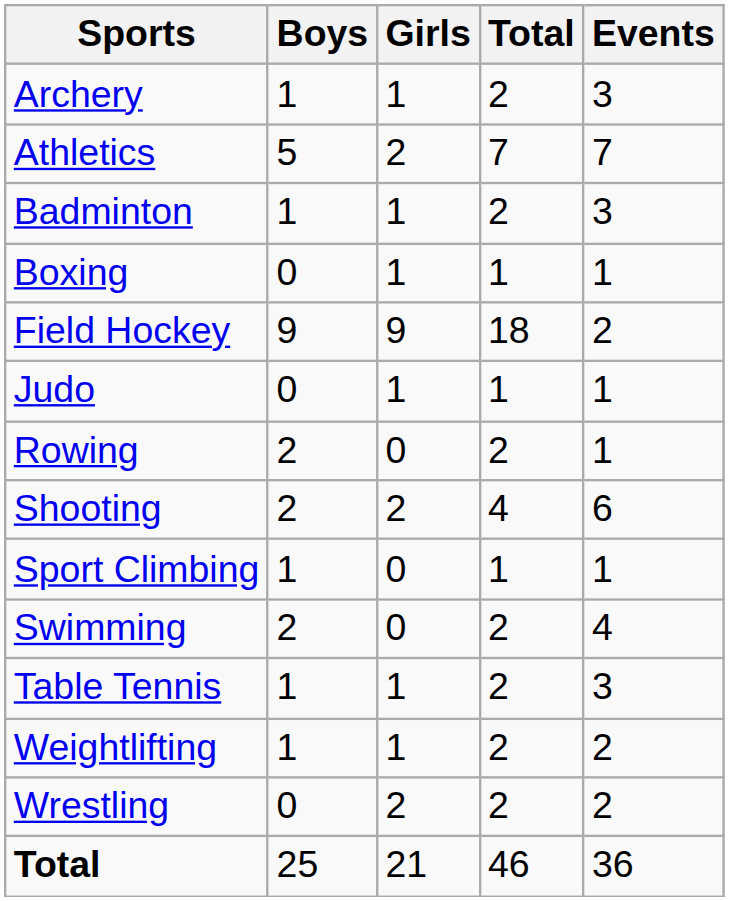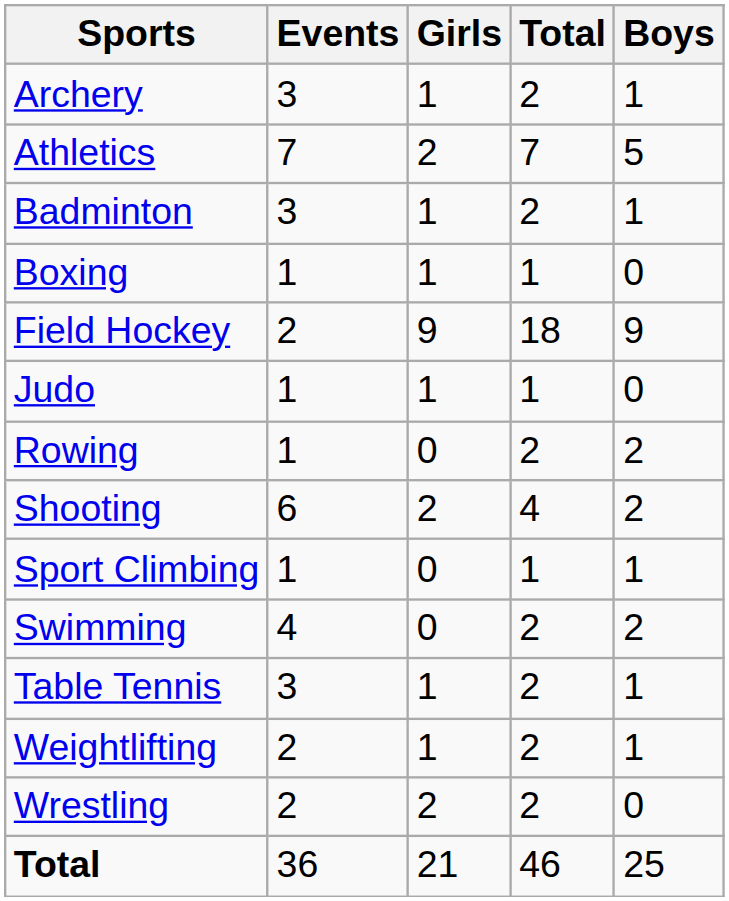columns swapped: (322, 34) <-> (653, 34)
